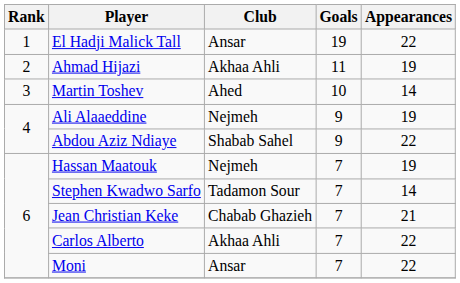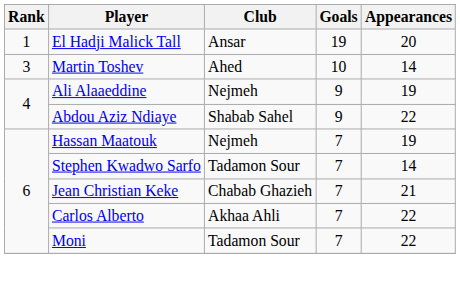(409, 41) 22 -> (409, 41) 20
- row: (96, 66)
(227, 265) Ansar -> (254, 240) Tadamon Sour
